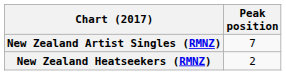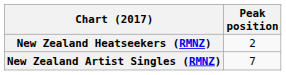rows swapped: (114, 43) <-> (114, 61)
